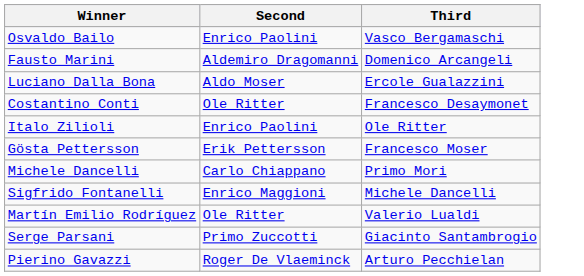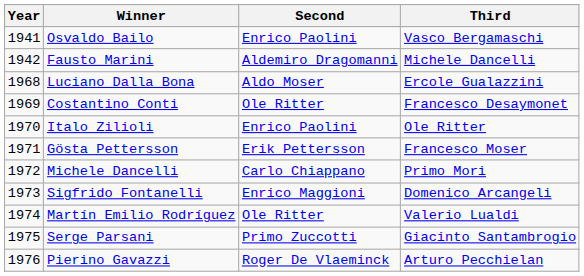+ column: (24, 16)
(439, 60) Domenico Arcangeli -> (470, 60) Michele Dancelli
(430, 194) Michele Dancelli -> (478, 194) Domenico Arcangeli
